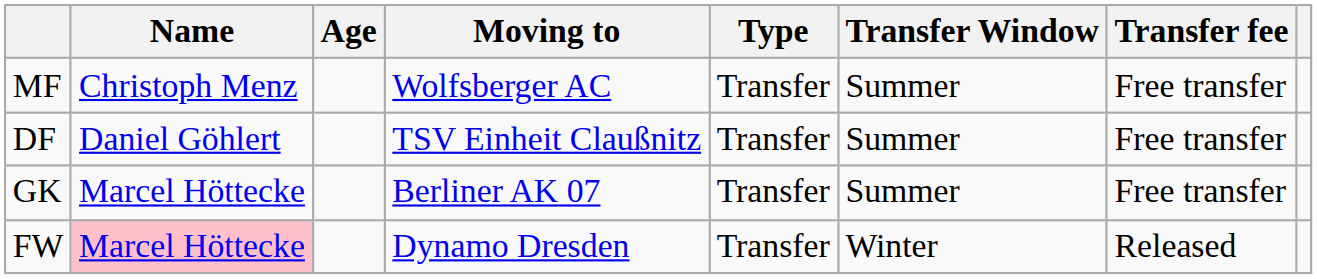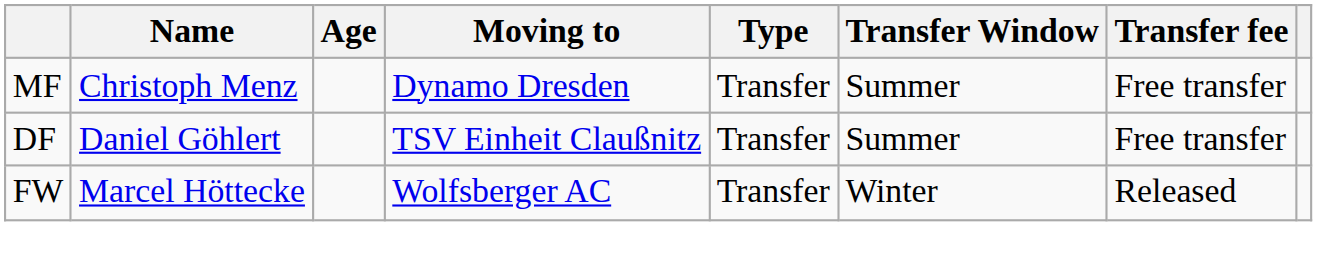(502, 84) Wolfsberger AC -> (511, 84) Dynamo Dresden
- row: (37, 191)
(192, 245) pink background -> (192, 191) no background
(511, 245) Dynamo Dresden -> (502, 191) Wolfsberger AC
